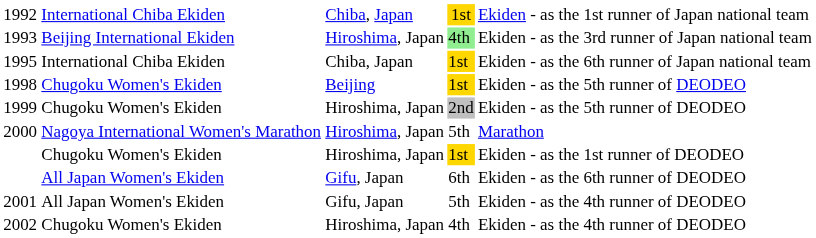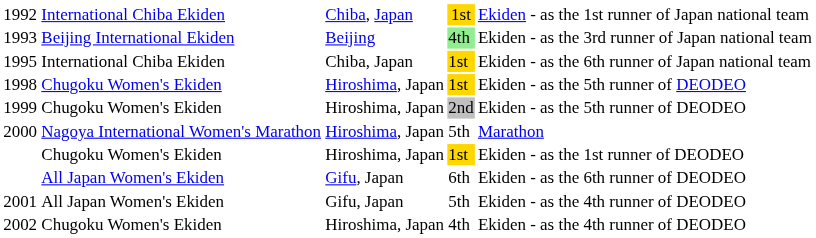(385, 38) Hiroshima, Japan -> (350, 38) Beijing
(350, 84) Beijing -> (385, 84) Hiroshima, Japan
